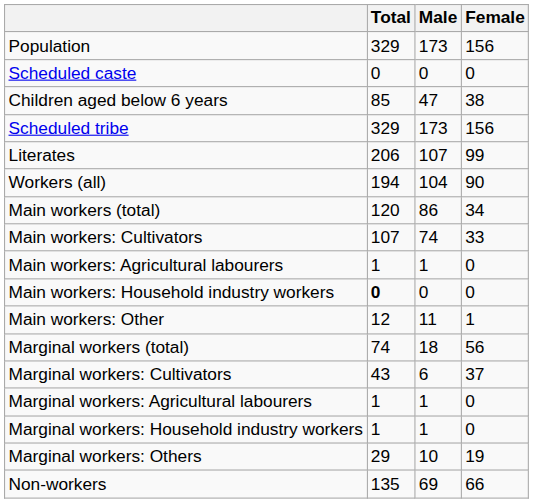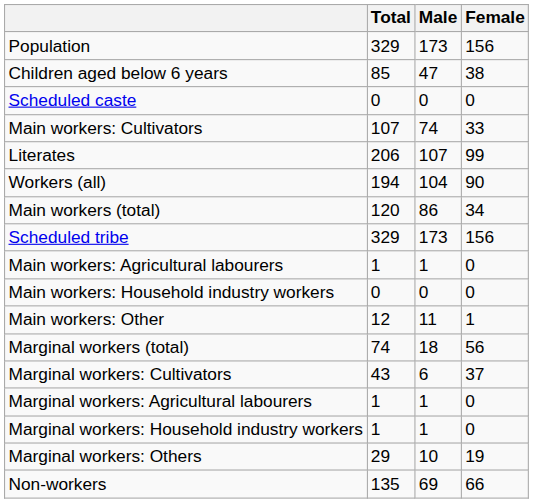rows swapped: (118, 100) <-> (72, 73)
rows swapped: (69, 127) <-> (106, 237)
(376, 292) bold -> (376, 292) normal
